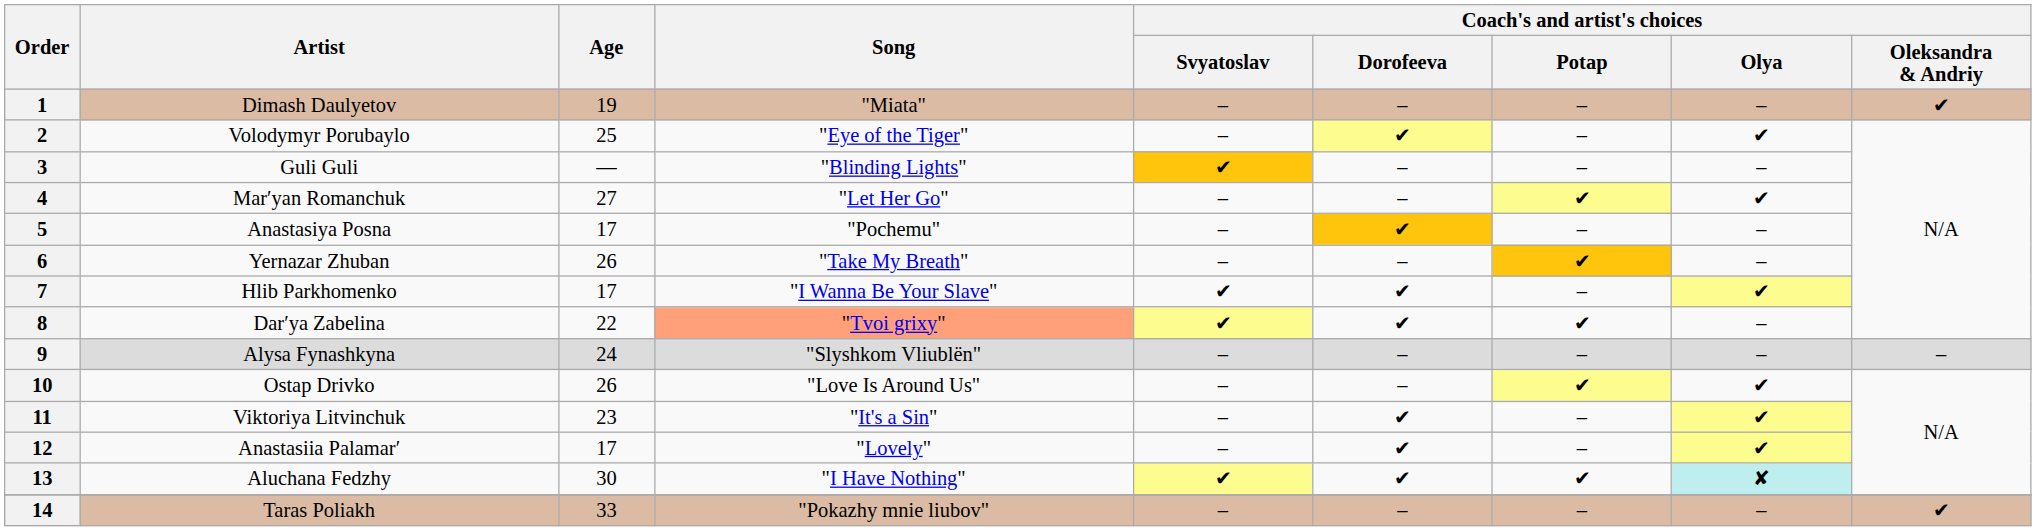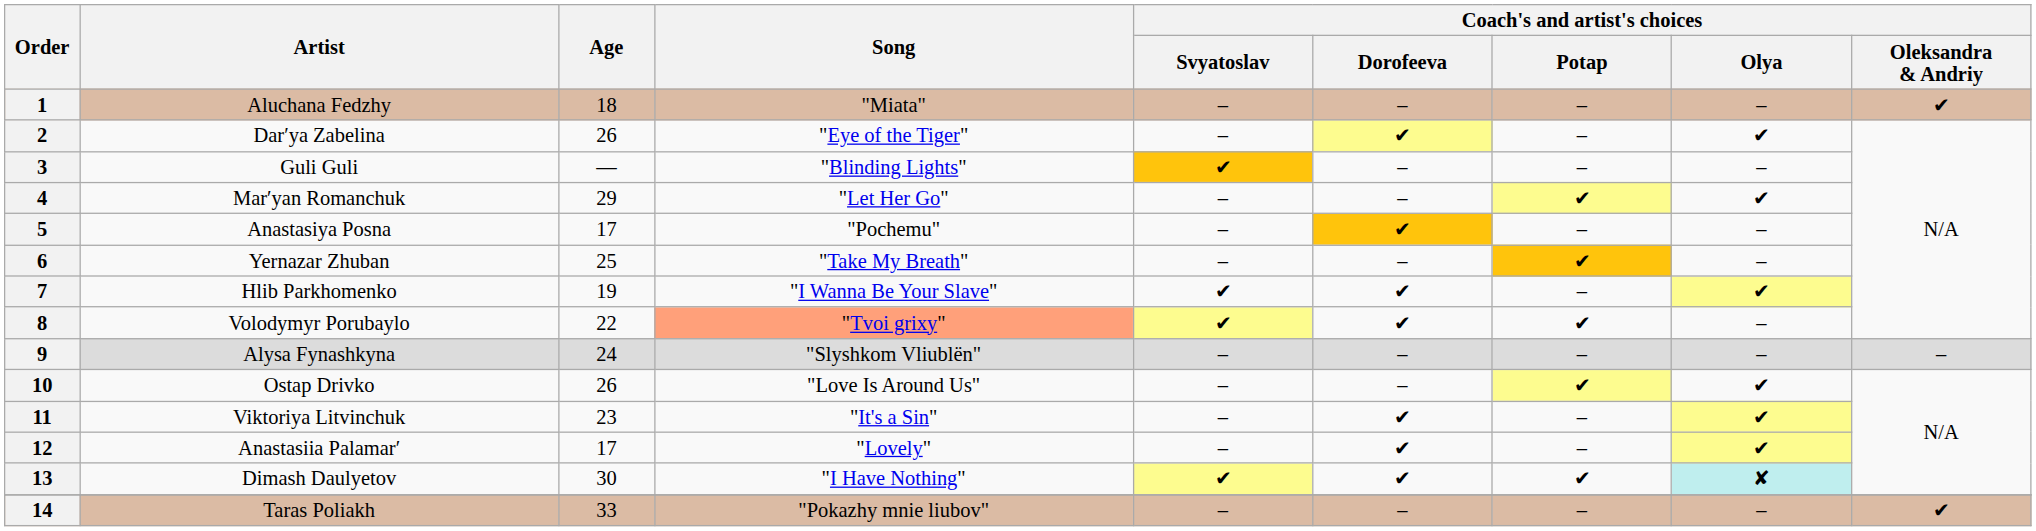(319, 104) Dimash Daulyetov -> (319, 104) Aluchana Fedzhy
(606, 104) 19 -> (606, 104) 18
(319, 136) Volodymyr Porubaylo -> (319, 136) Darʹya Zabelina
(606, 136) 25 -> (606, 136) 26
(606, 198) 27 -> (606, 198) 29
(606, 260) 26 -> (606, 260) 25
(606, 292) 17 -> (606, 292) 19
(319, 323) Darʹya Zabelina -> (319, 323) Volodymyr Porubaylo
(319, 479) Aluchana Fedzhy -> (319, 479) Dimash Daulyetov
